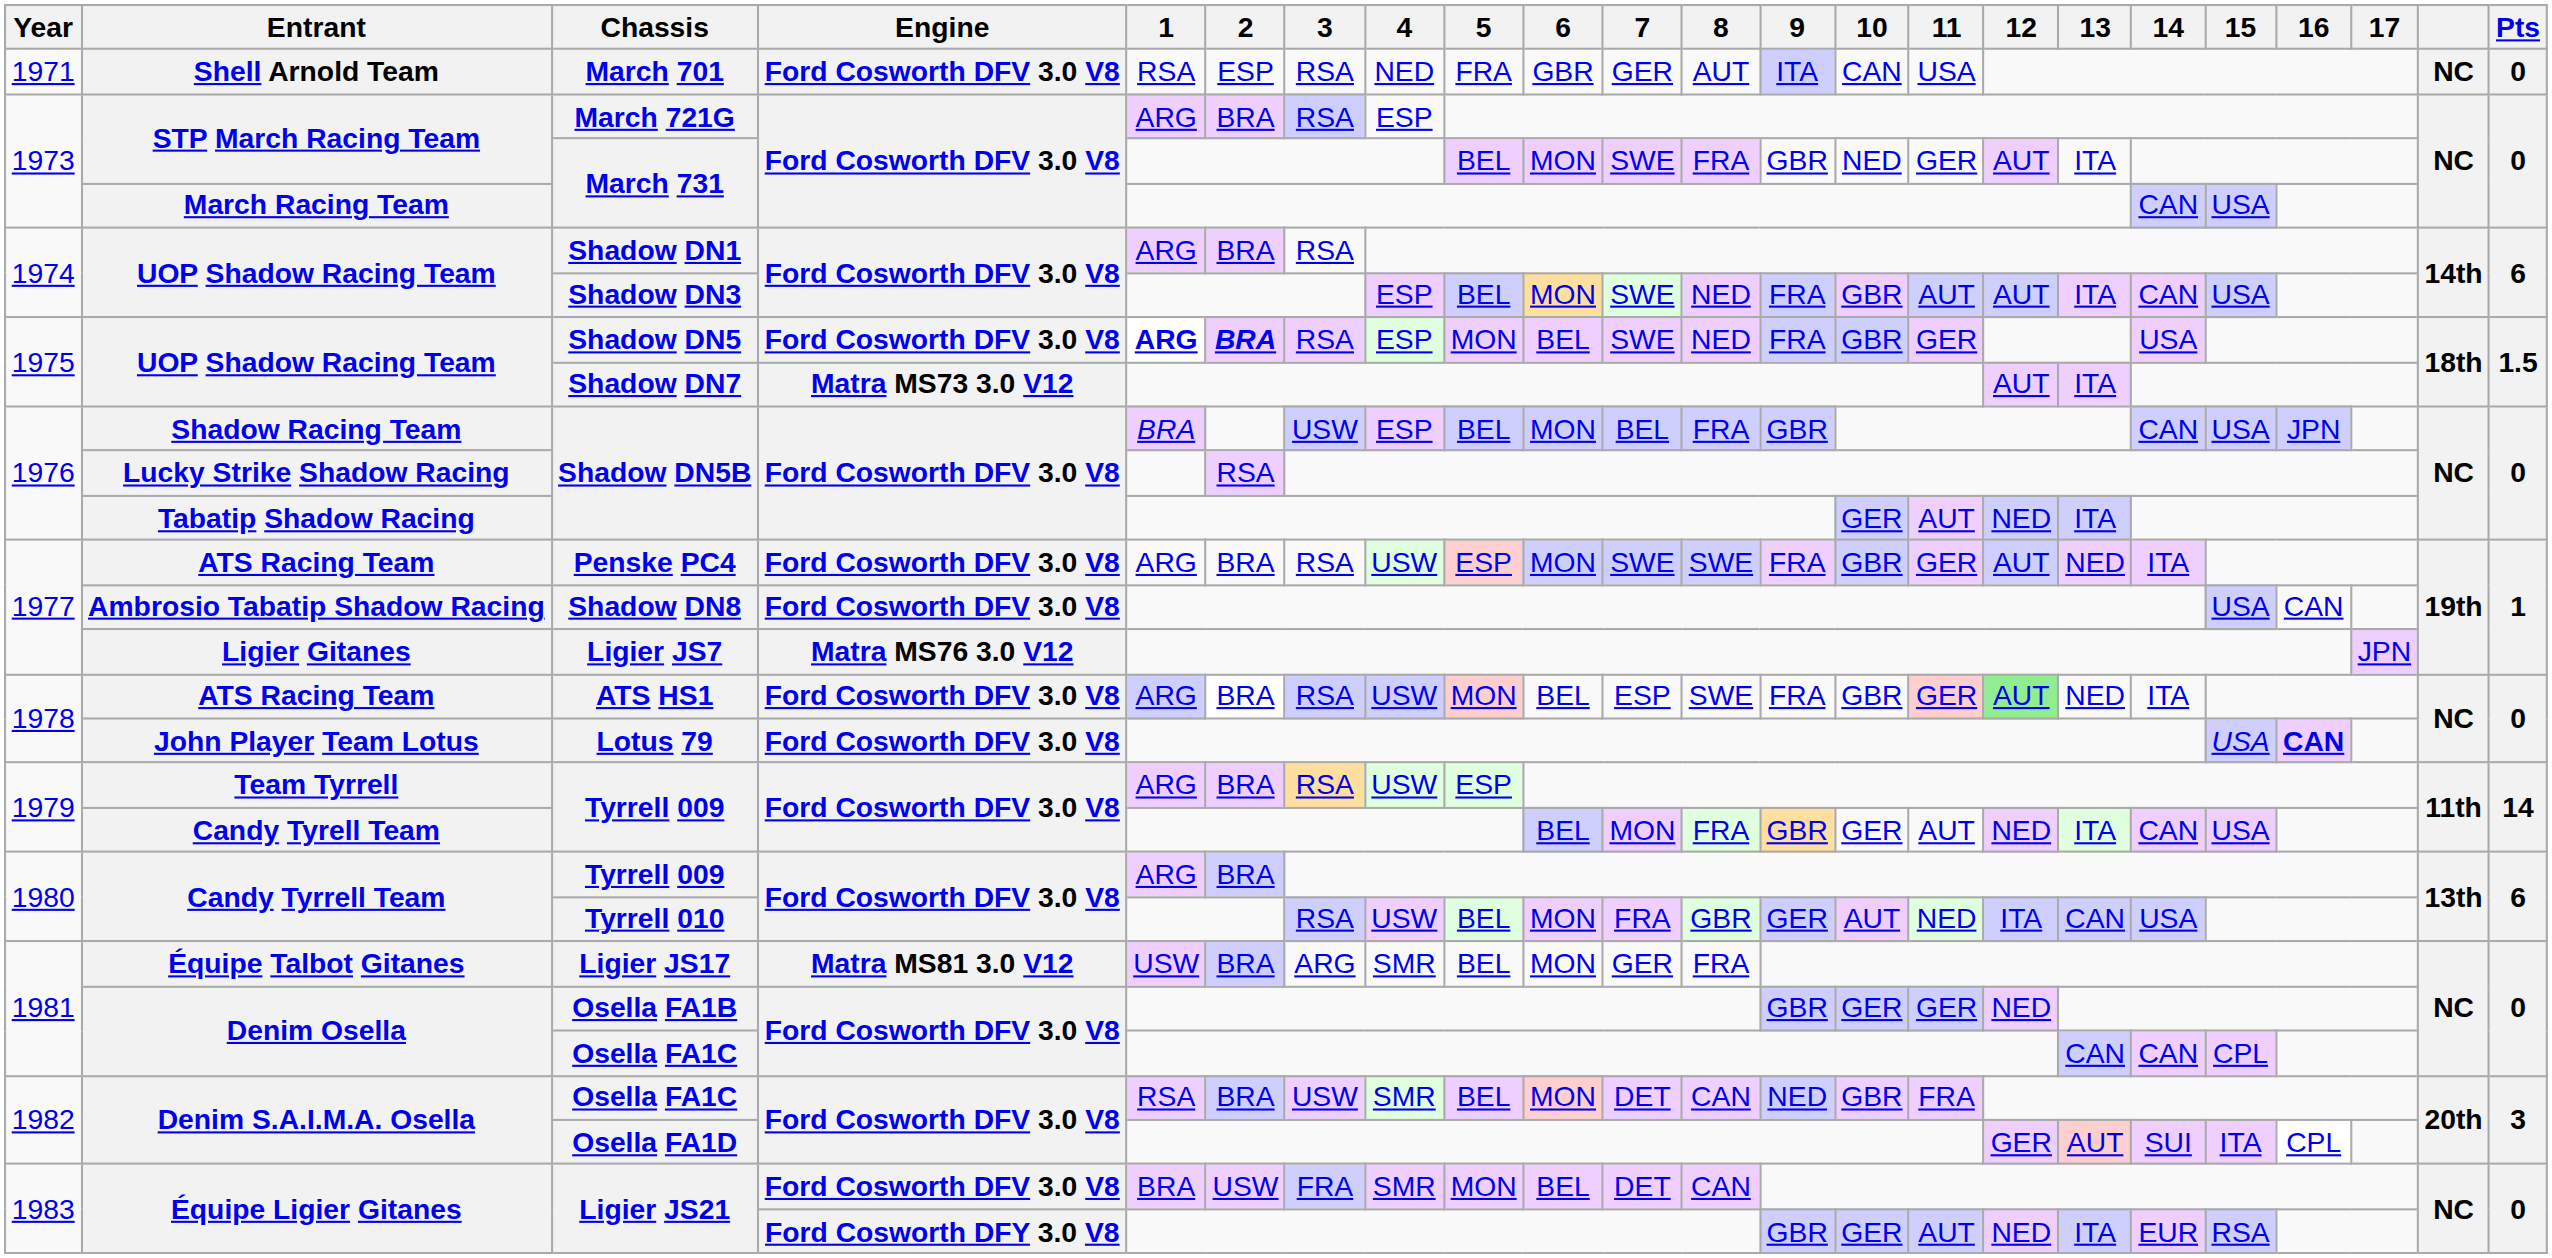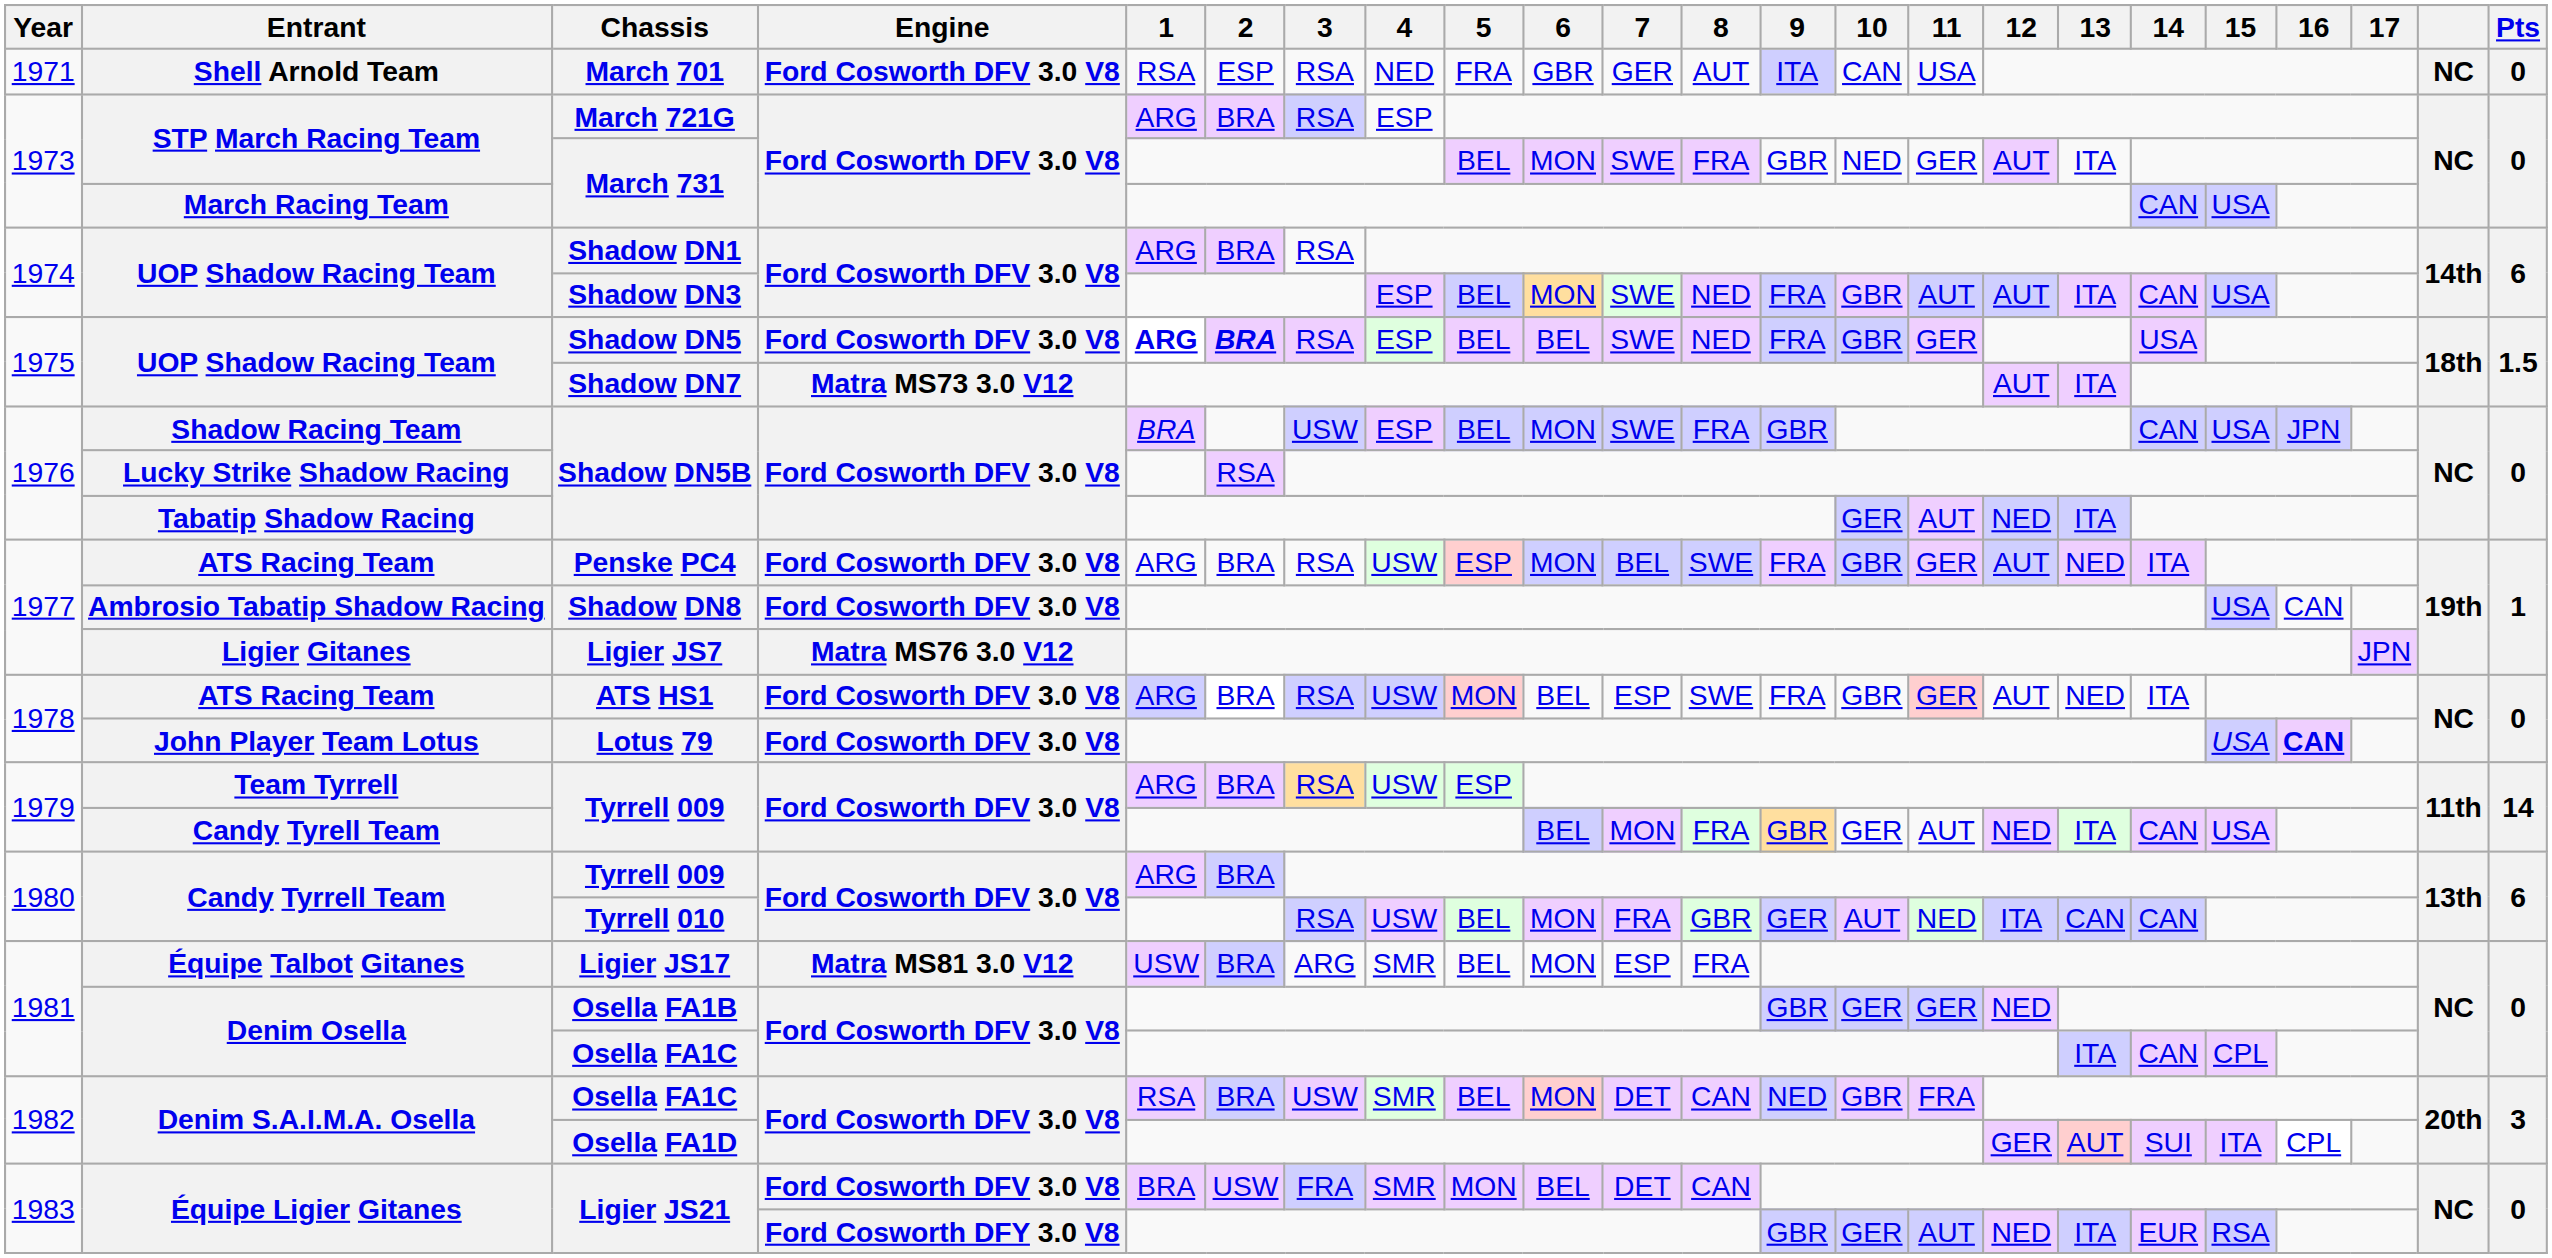(1484, 339) MON -> (1484, 339) BEL
(1642, 428) BEL -> (1642, 428) SWE
(1642, 562) SWE -> (1642, 562) BEL
(2021, 696) lightgreen background -> (2021, 696) no background
(2168, 919) USA -> (2168, 919) CAN
(1642, 963) GER -> (1642, 963) ESP
(2095, 1052) CAN -> (2095, 1052) ITA
